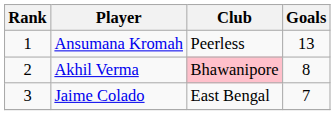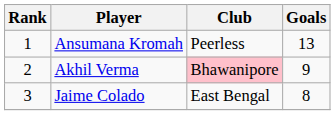(306, 69) 8 -> (306, 69) 9
(306, 95) 7 -> (306, 95) 8
